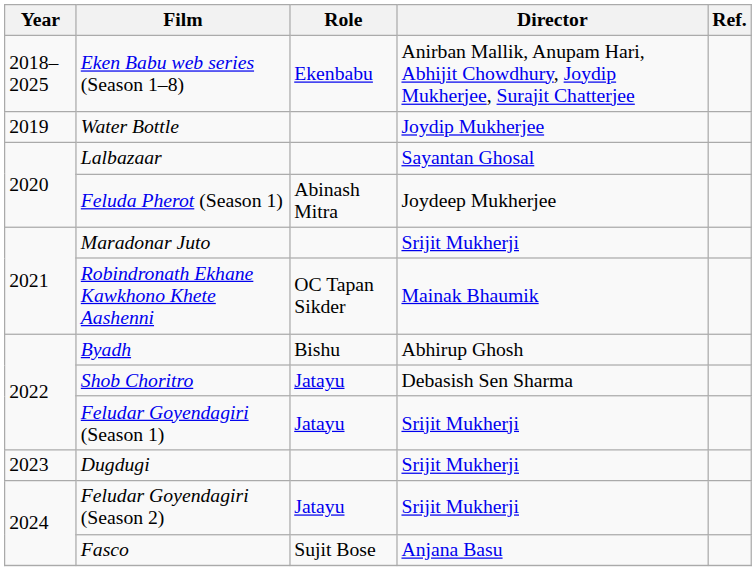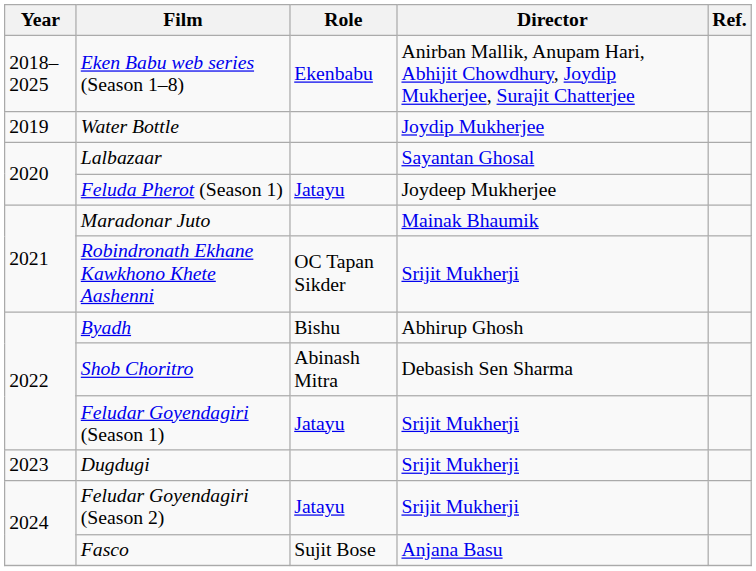(327, 200) Abinash Mitra -> (319, 189) Jatayu
(460, 242) Srijit Mukherji -> (470, 220) Mainak Bhaumik
(470, 295) Mainak Bhaumik -> (460, 273) Srijit Mukherji
(319, 380) Jatayu -> (327, 369) Abinash Mitra
